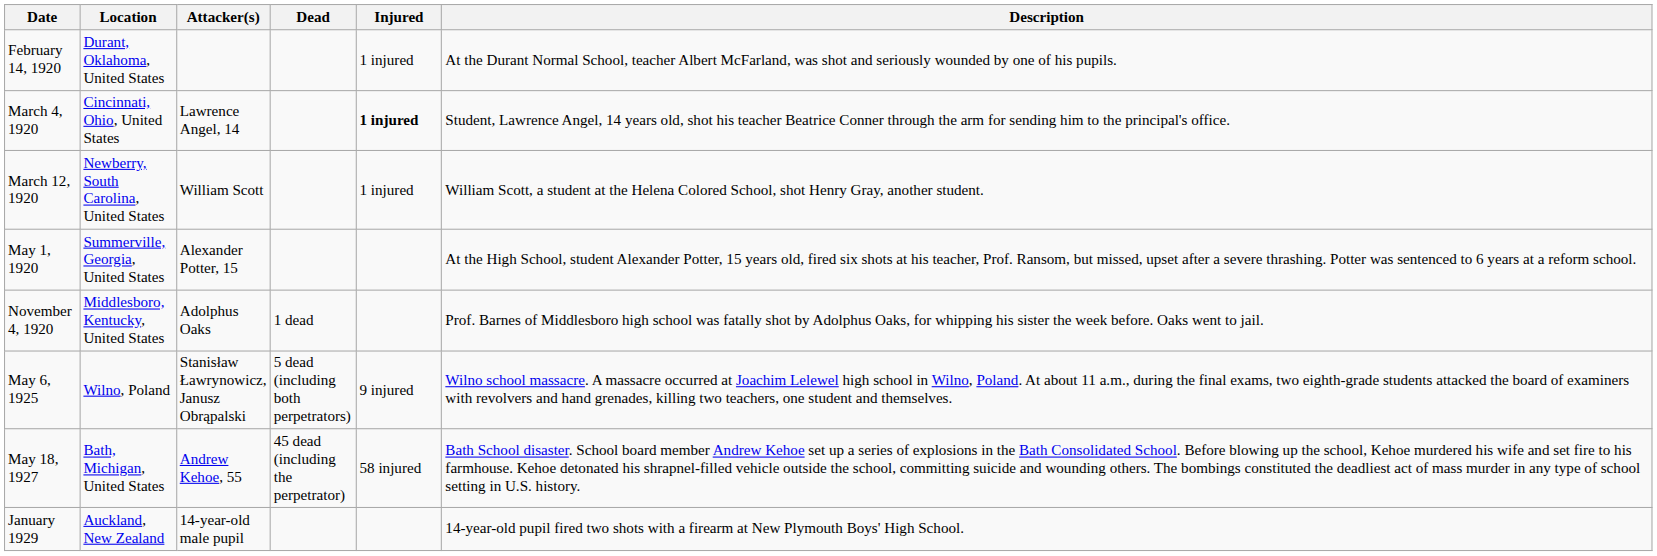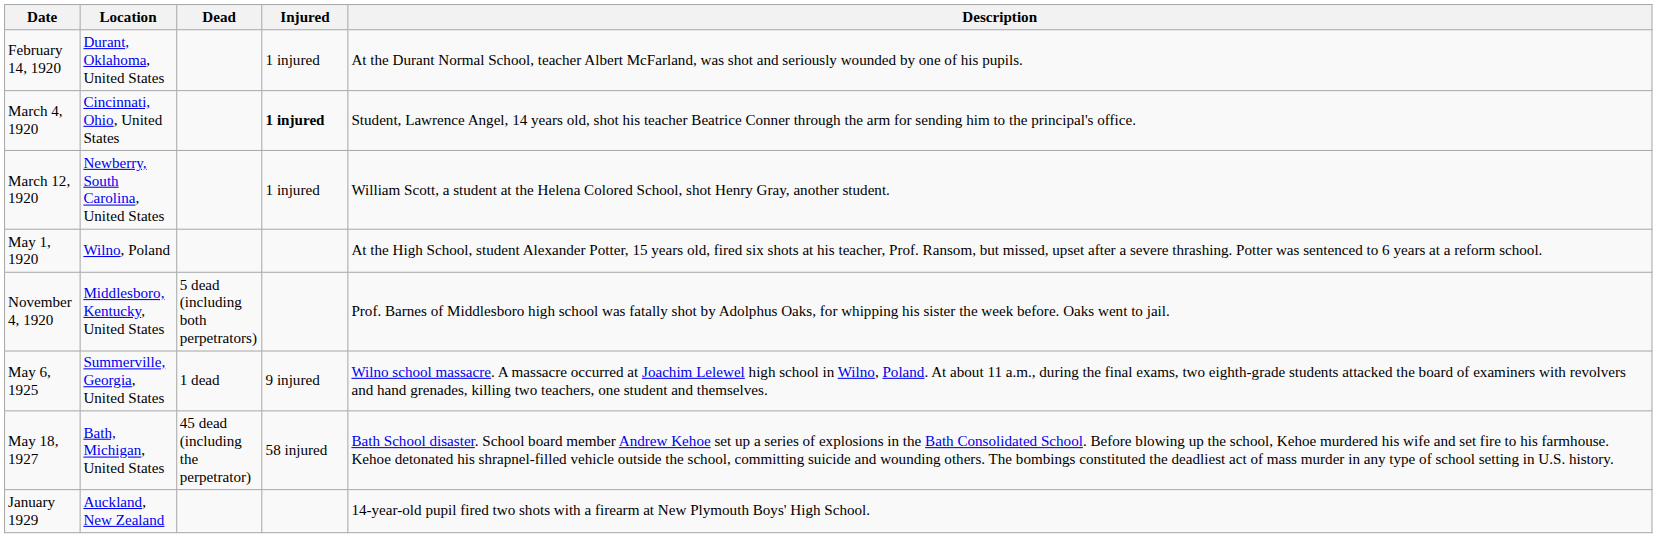- column: (223, 17)
(124, 259) Summerville, Georgia, United States -> (127, 250) Wilno, Poland
(294, 320) 1 dead -> (218, 311) 5 dead (including both perpetrators)
(127, 390) Wilno, Poland -> (124, 381) Summerville, Georgia, United States
(312, 390) 5 dead (including both perpetrators) -> (200, 381) 1 dead
